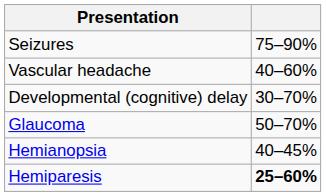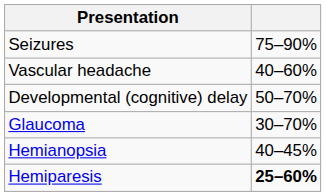(286, 97) 30–70% -> (286, 97) 50–70%
(286, 124) 50–70% -> (286, 124) 30–70%
